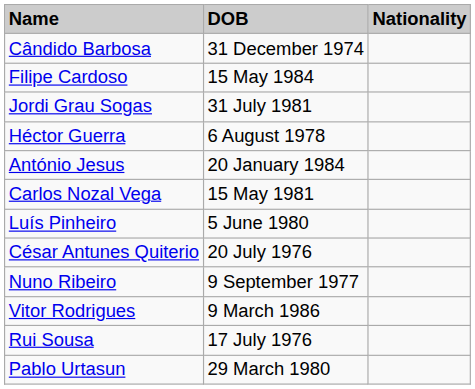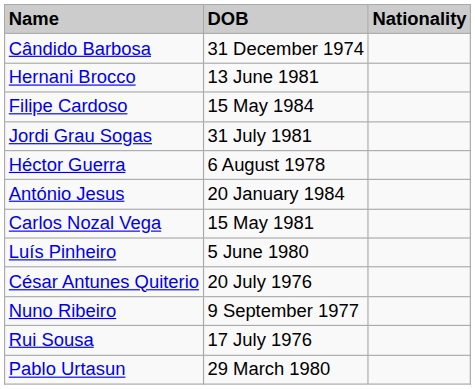+ row: (72, 77)
- row: (72, 310)
